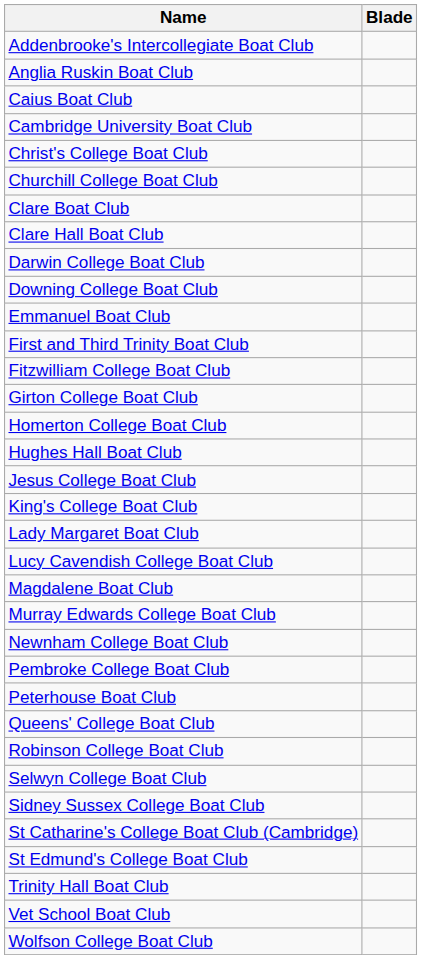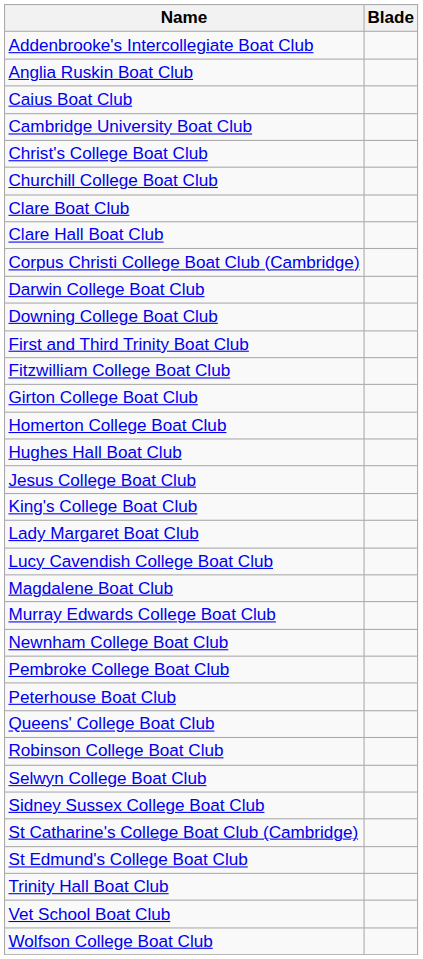+ row: (184, 262)
- row: (89, 316)
